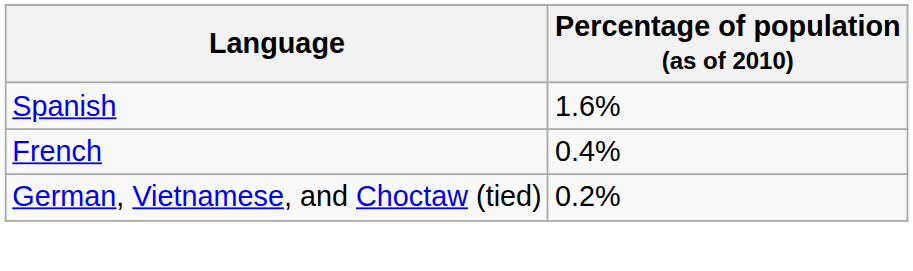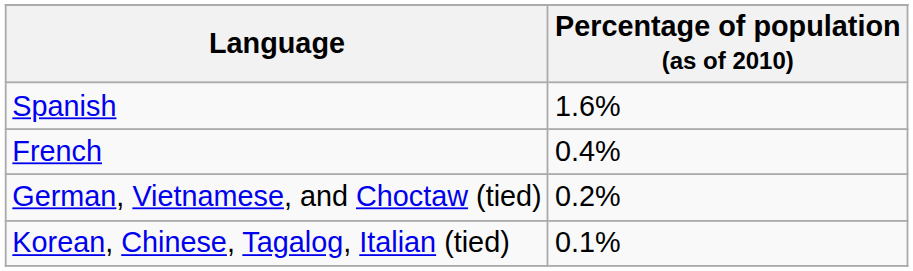+ row: (261, 242)
